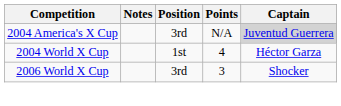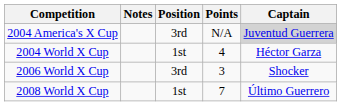+ row: (62, 91)
